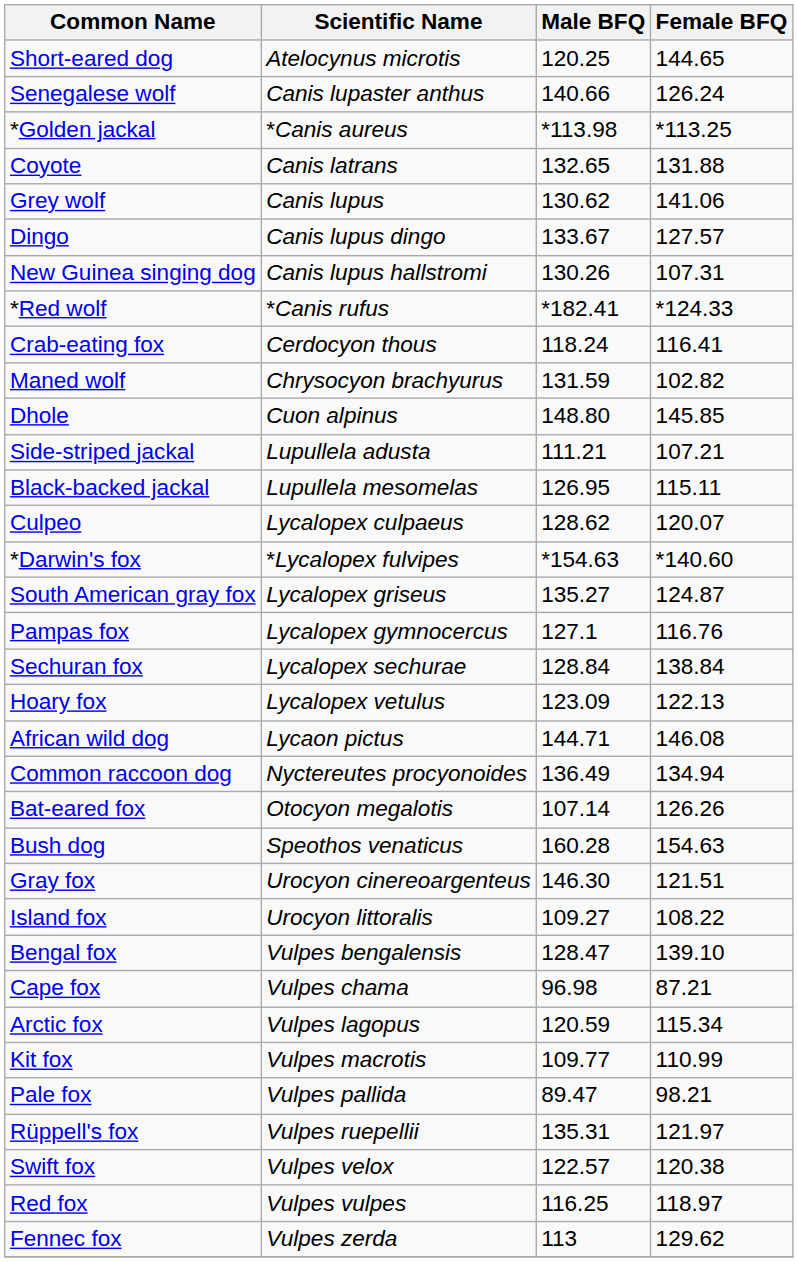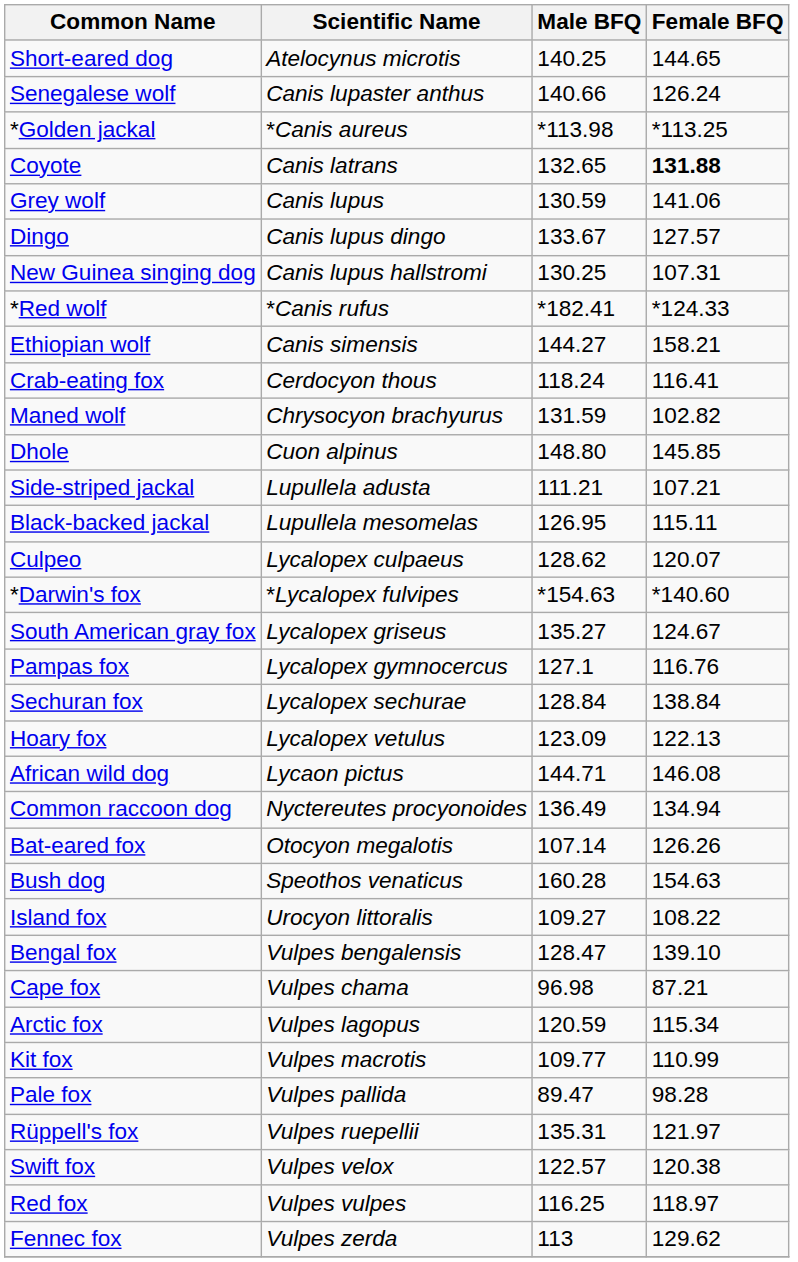(576, 58) 120.25 -> (572, 58) 140.25
(690, 165) normal -> (686, 165) bold
(576, 201) 130.62 -> (572, 201) 130.59
(576, 272) 130.26 -> (572, 272) 130.25
+ row: (80, 344)
(690, 594) 124.87 -> (686, 630) 124.67
- row: (53, 881)
(684, 1095) 98.21 -> (680, 1095) 98.28
